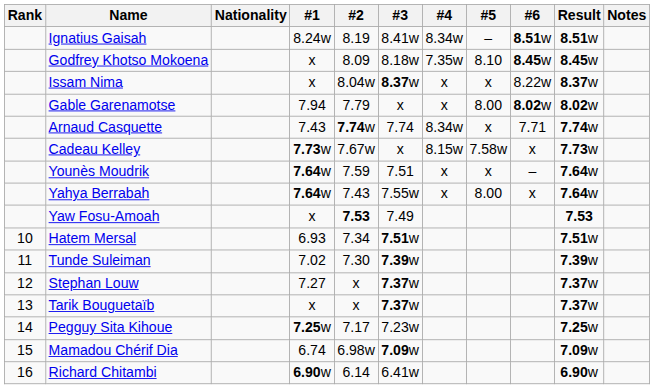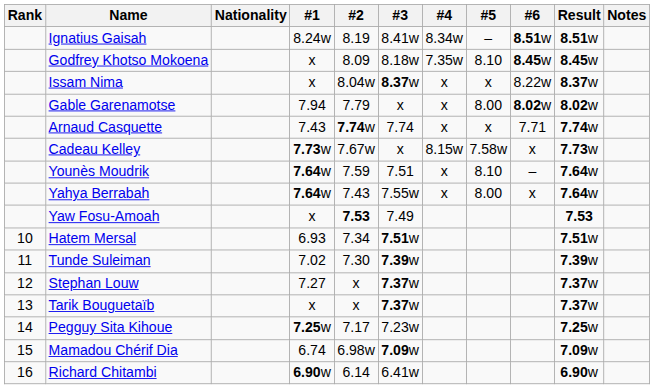(444, 127) 8.34w -> (444, 127) x
(488, 171) x -> (488, 171) 8.10
